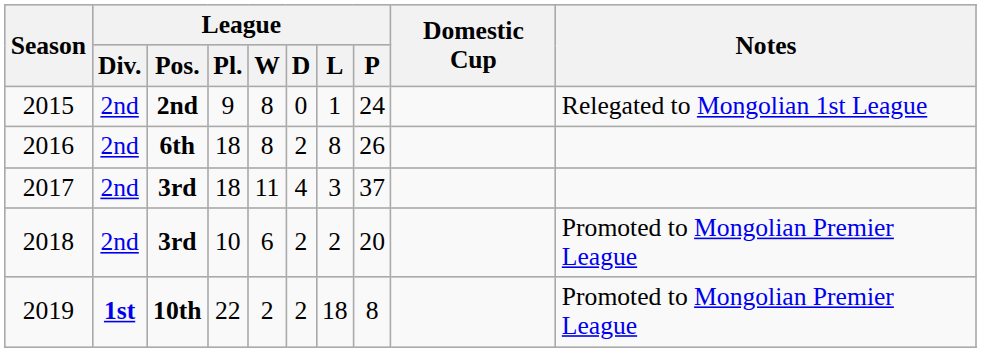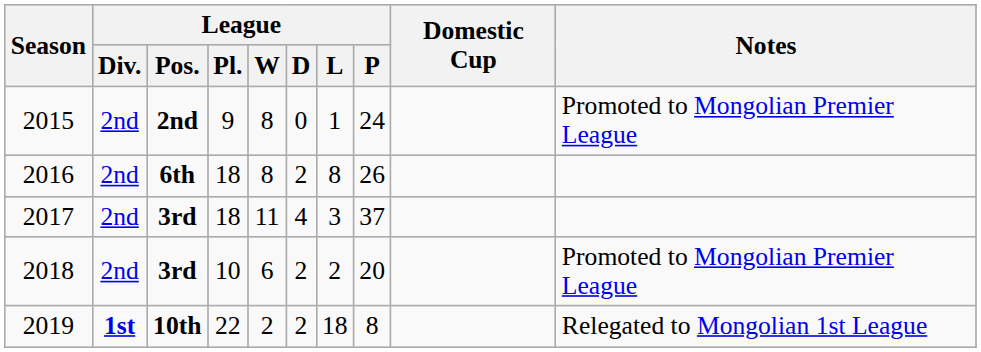(745, 106) Relegated to Mongolian 1st League -> (728, 120) Promoted to Mongolian Premier League
(728, 311) Promoted to Mongolian Premier League -> (745, 326) Relegated to Mongolian 1st League
